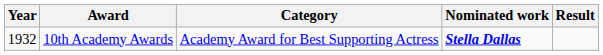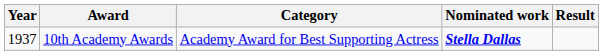(22, 38) 1932 -> (22, 38) 1937
